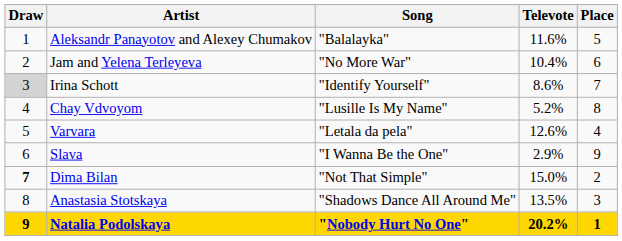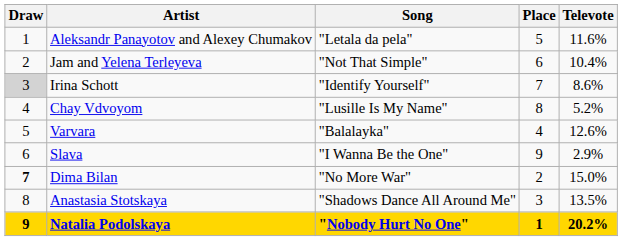columns swapped: (548, 16) <-> (597, 16)
(354, 39) "Balalayka" -> (366, 39) "Letala da pela"
(365, 62) "No More War" -> (373, 62) "Not That Simple"
(366, 131) "Letala da pela" -> (354, 131) "Balalayka"
(373, 177) "Not That Simple" -> (365, 177) "No More War"
